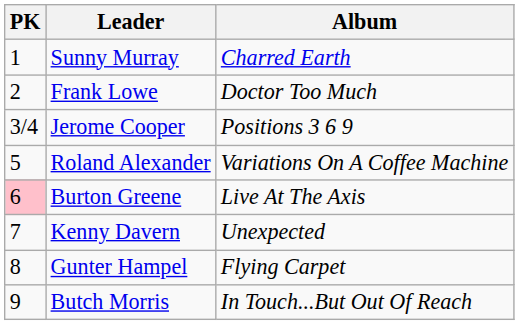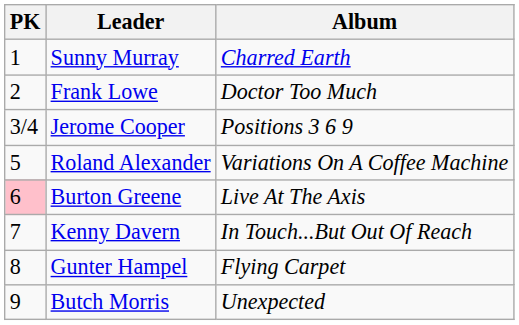(273, 232) Unexpected -> (346, 232) In Touch...But Out Of Reach
(346, 302) In Touch...But Out Of Reach -> (273, 302) Unexpected
